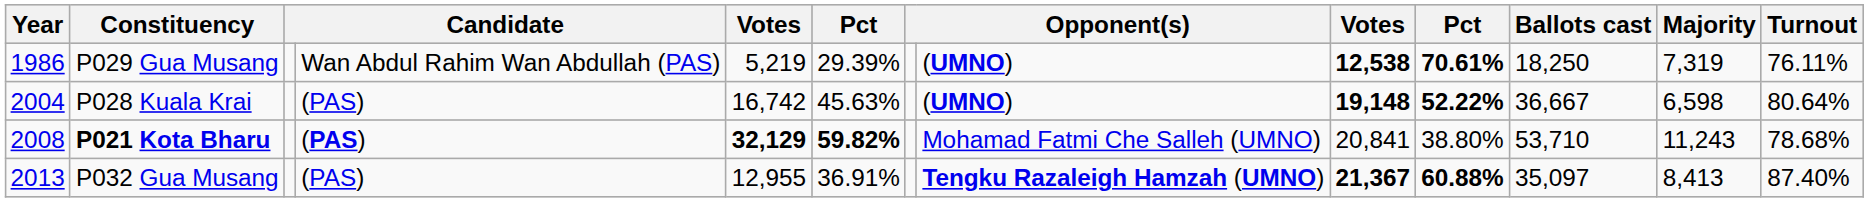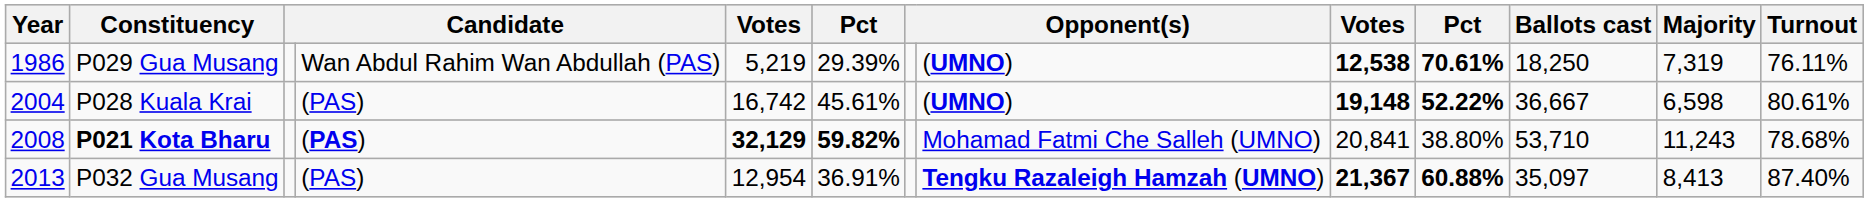(859, 101) 45.63% -> (859, 101) 45.61%
(1808, 101) 80.64% -> (1808, 101) 80.61%
(769, 178) 12,955 -> (769, 178) 12,954
